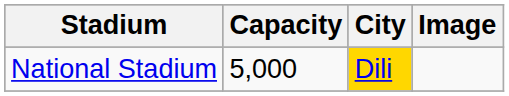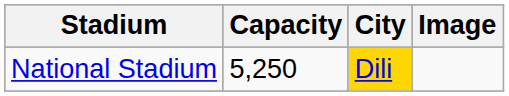(263, 68) 5,000 -> (263, 68) 5,250
